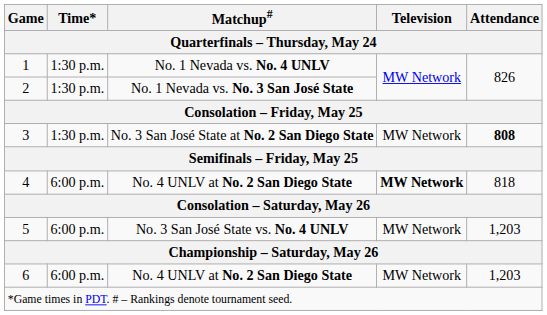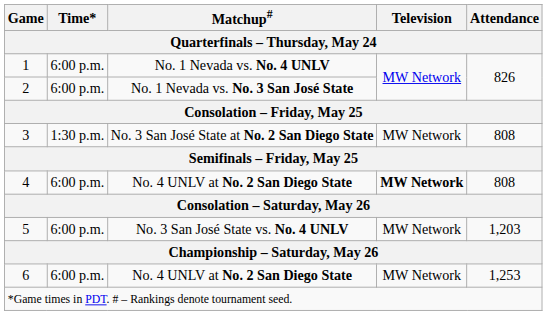(77, 65) 1:30 p.m. -> (77, 65) 6:00 p.m.
(77, 89) 1:30 p.m. -> (77, 89) 6:00 p.m.
(505, 135) bold -> (505, 135) normal
(505, 182) 818 -> (505, 182) 808
(505, 275) 1,203 -> (505, 275) 1,253
